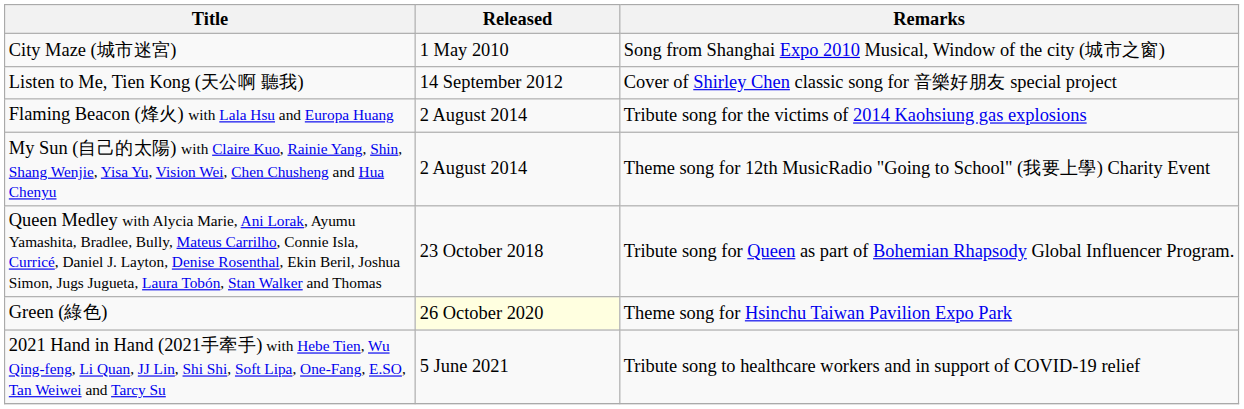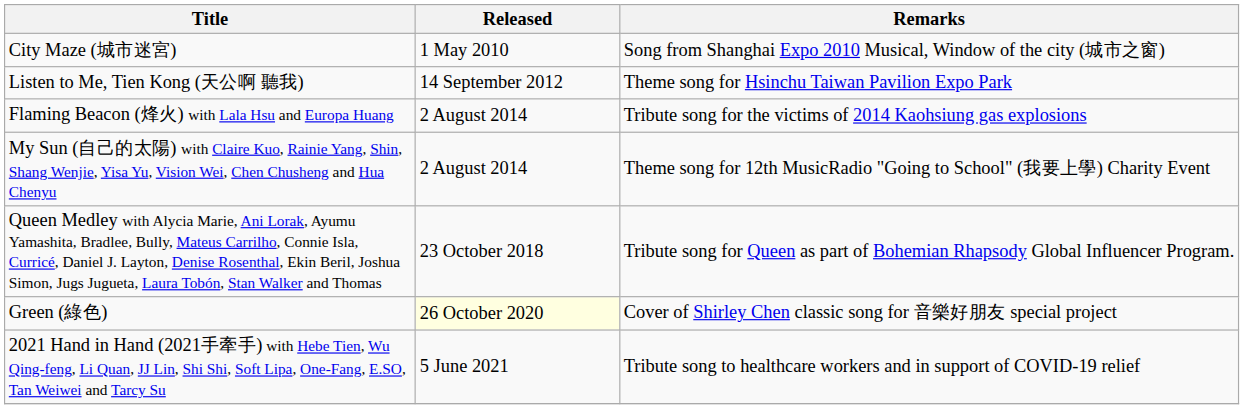(870, 82) Cover of Shirley Chen classic song for 音樂好朋友 special project -> (818, 82) Theme song for Hsinchu Taiwan Pavilion Expo Park
(818, 313) Theme song for Hsinchu Taiwan Pavilion Expo Park -> (870, 312) Cover of Shirley Chen classic song for 音樂好朋友 special project
